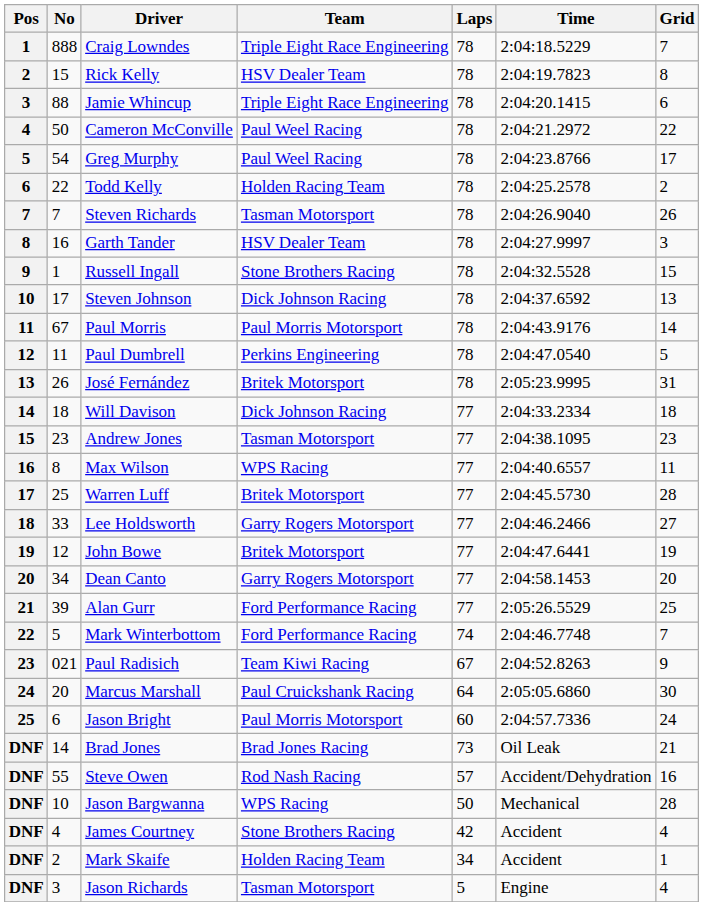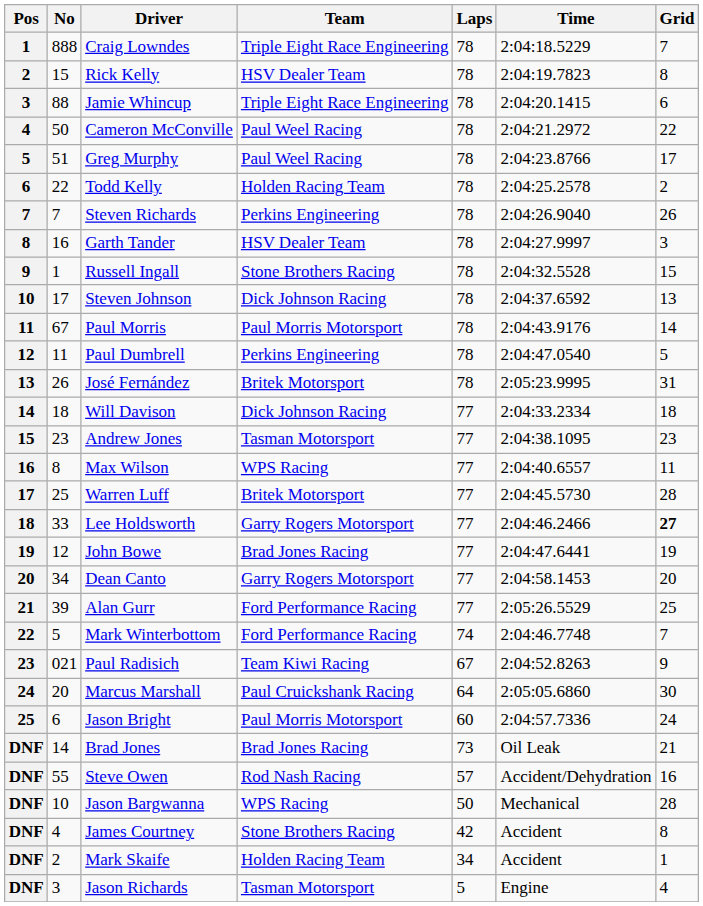(60, 158) 54 -> (60, 158) 51
(308, 214) Tasman Motorsport -> (310, 214) Perkins Engineering
(668, 522) normal -> (668, 522) bold
(303, 551) Britek Motorsport -> (305, 551) Brad Jones Racing
(664, 831) 4 -> (664, 831) 8
